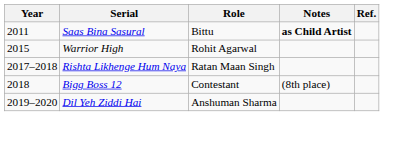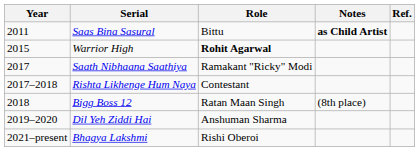(224, 48) normal -> (236, 48) bold
+ row: (130, 66)
(233, 66) Ratan Maan Singh -> (225, 84) Contestant
(215, 84) Contestant -> (243, 102) Ratan Maan Singh
+ row: (110, 137)
